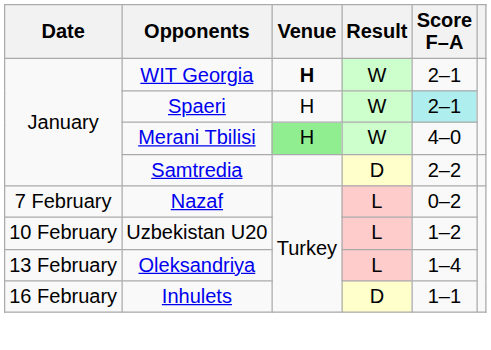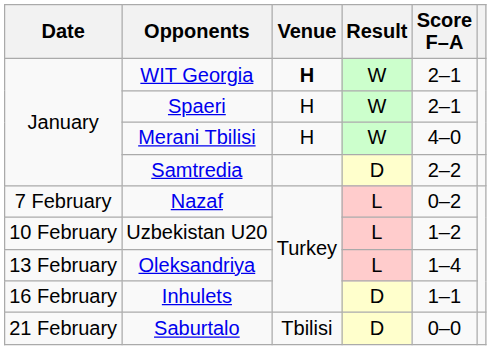(444, 106) paleturquoise background -> (444, 106) no background
(307, 138) lightgreen background -> (307, 138) no background
+ row: (197, 328)
